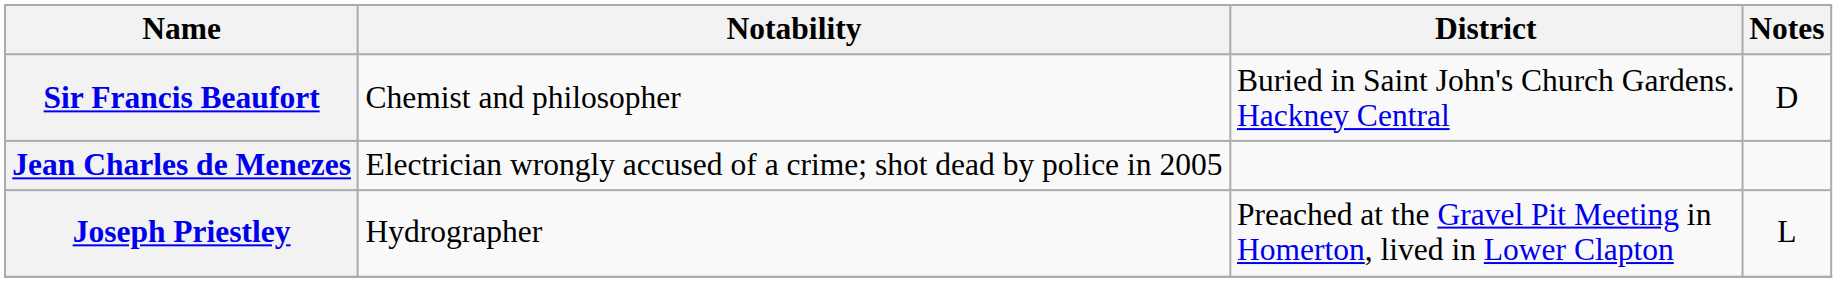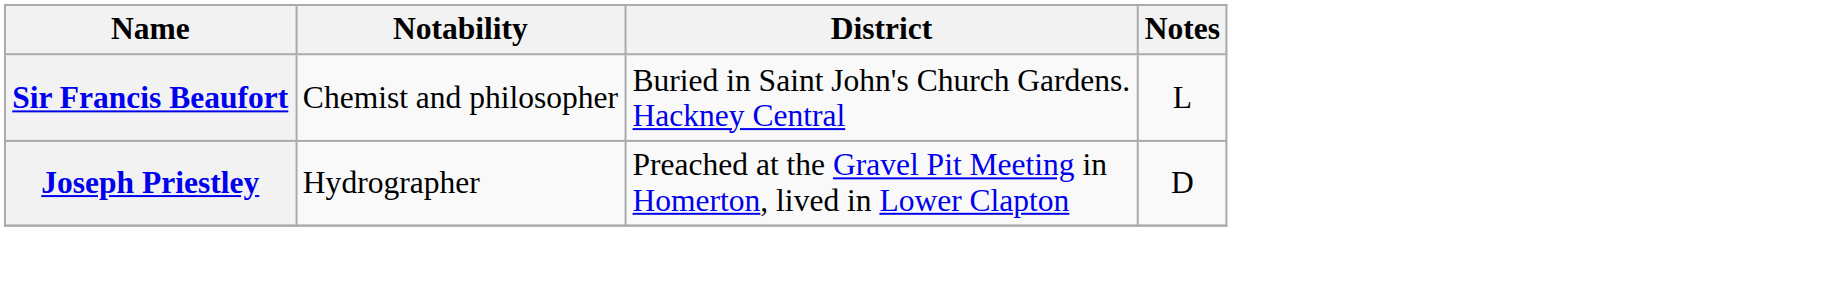(1787, 97) D -> (1182, 97) L
- row: (182, 164)
(1787, 232) L -> (1182, 182) D
